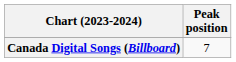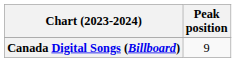(207, 47) 7 -> (207, 47) 9
